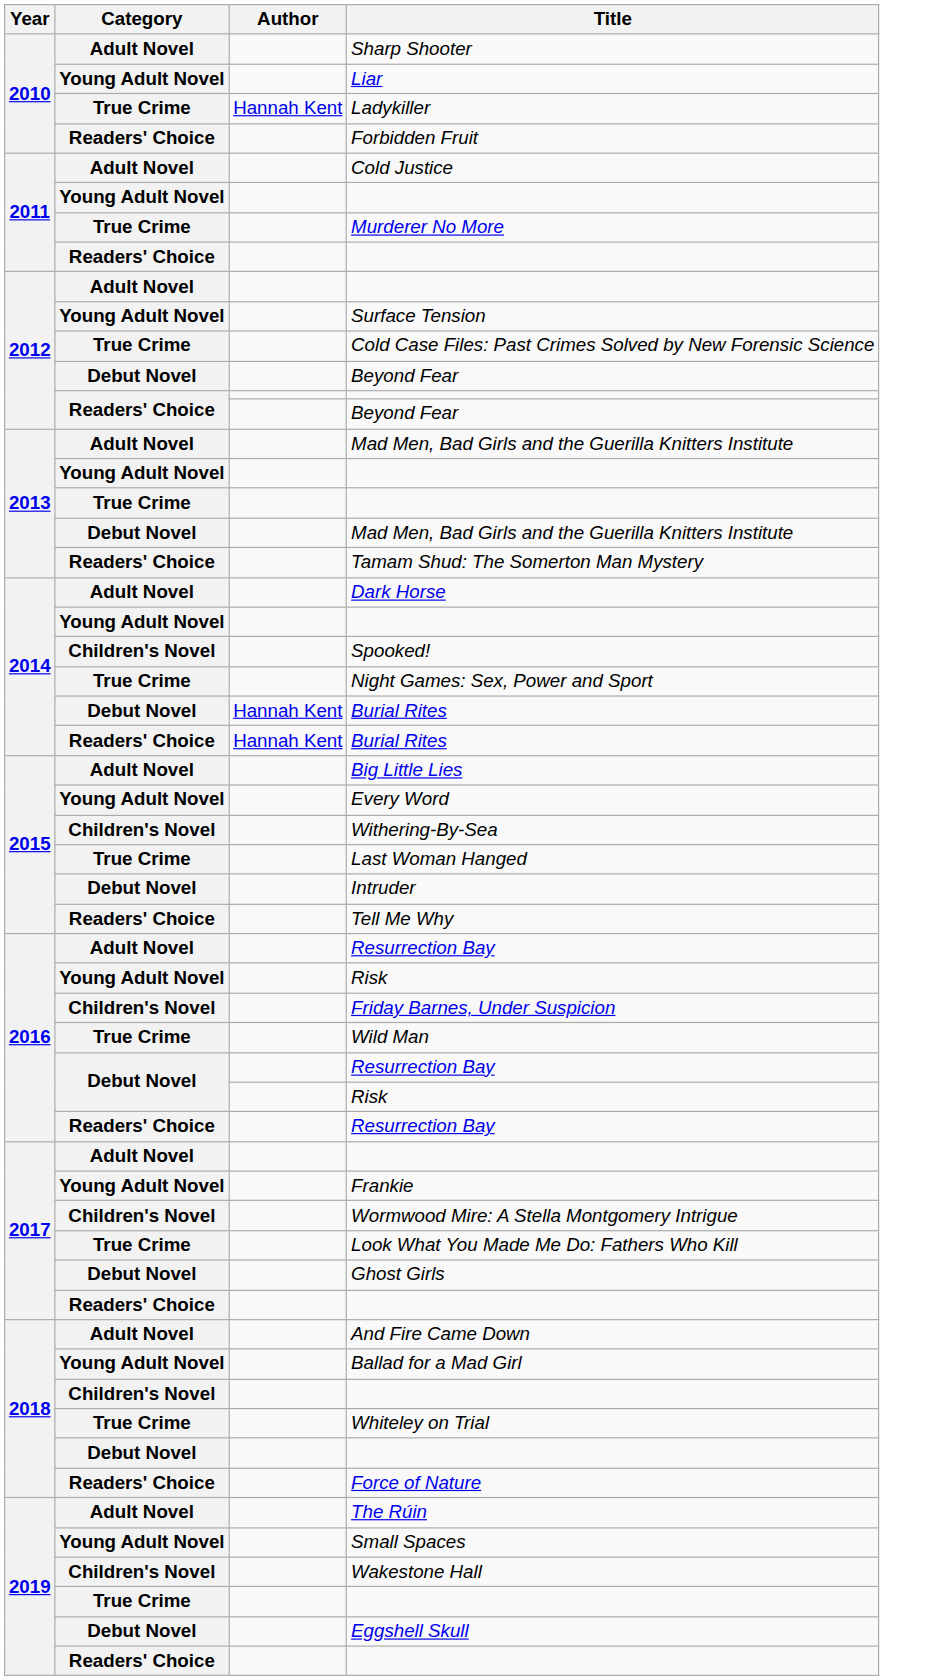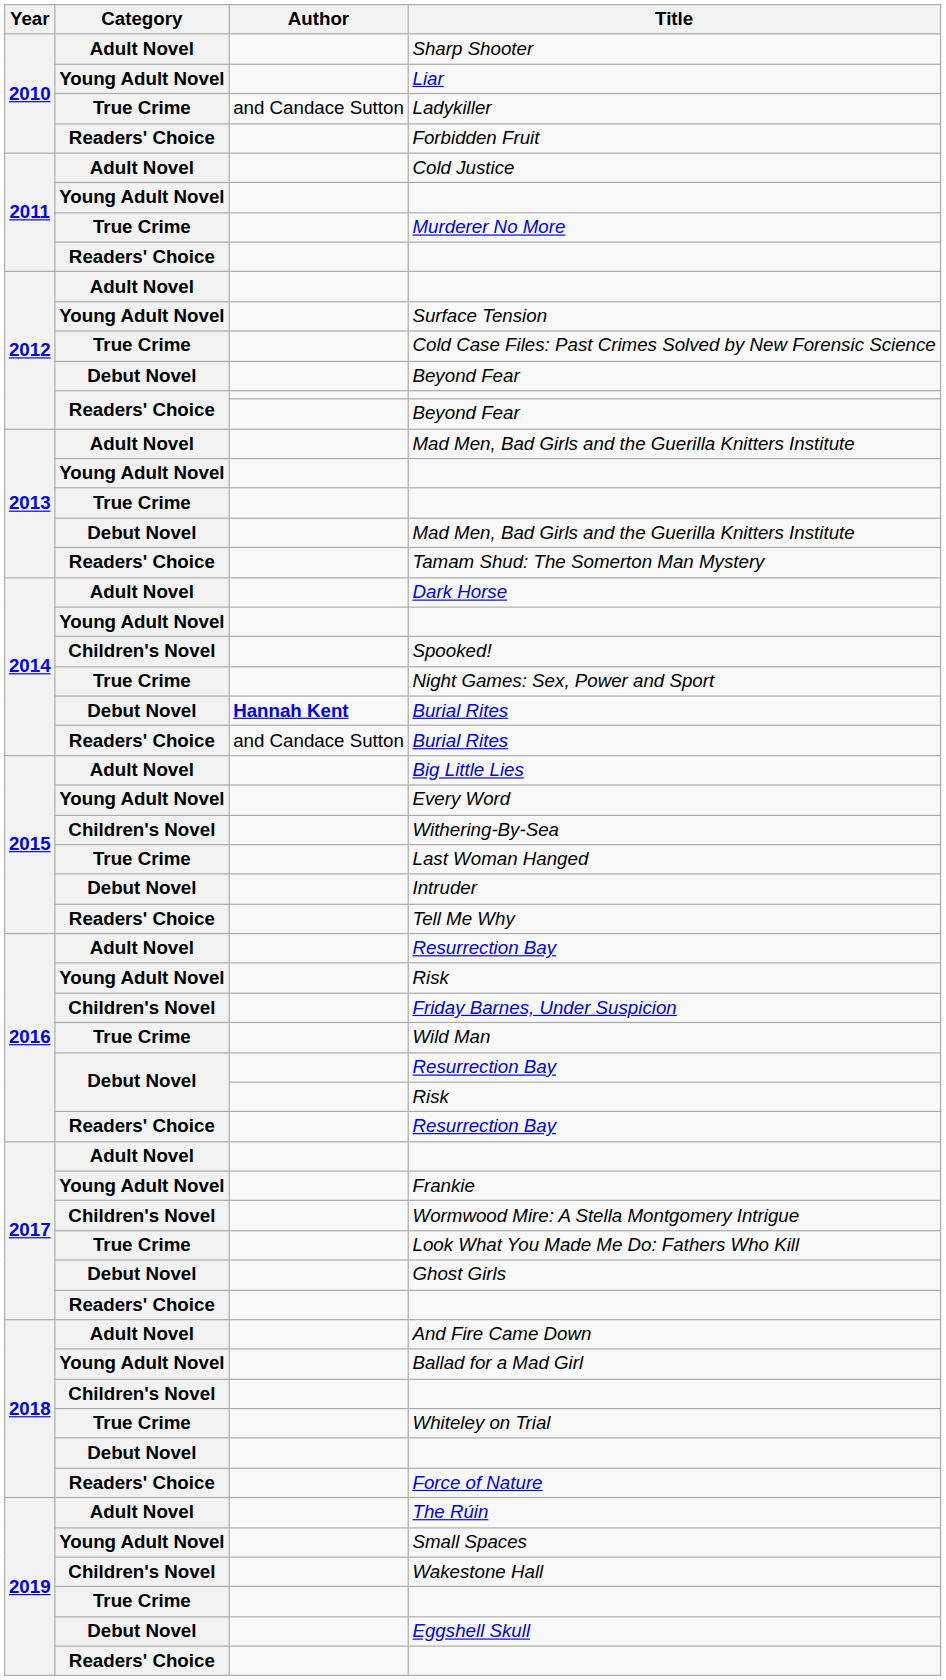(288, 108) Hannah Kent -> (319, 108) and Candace Sutton
(288, 710) normal -> (291, 710) bold
(288, 740) Hannah Kent -> (319, 740) and Candace Sutton
